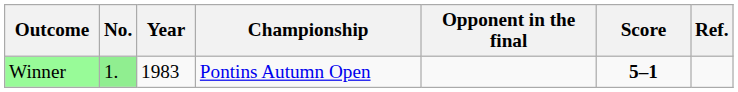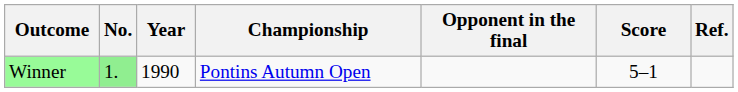(160, 71) 1983 -> (160, 71) 1990
(643, 71) bold -> (643, 71) normal
